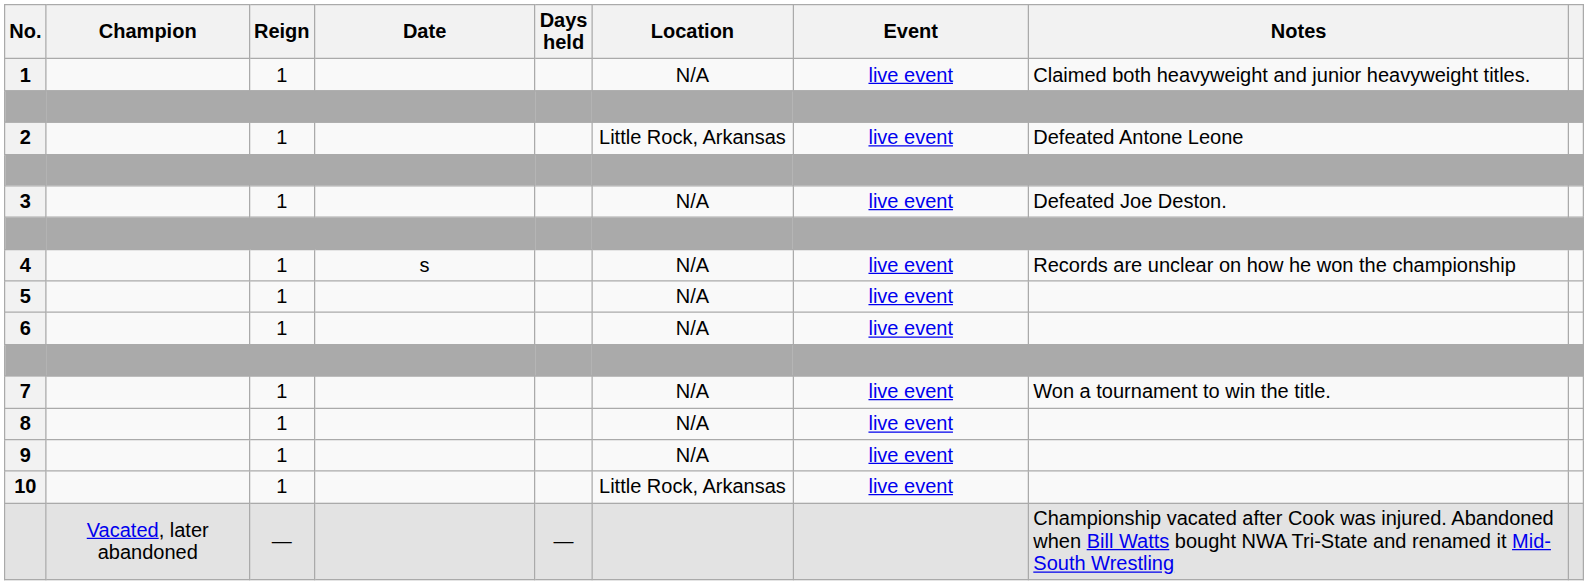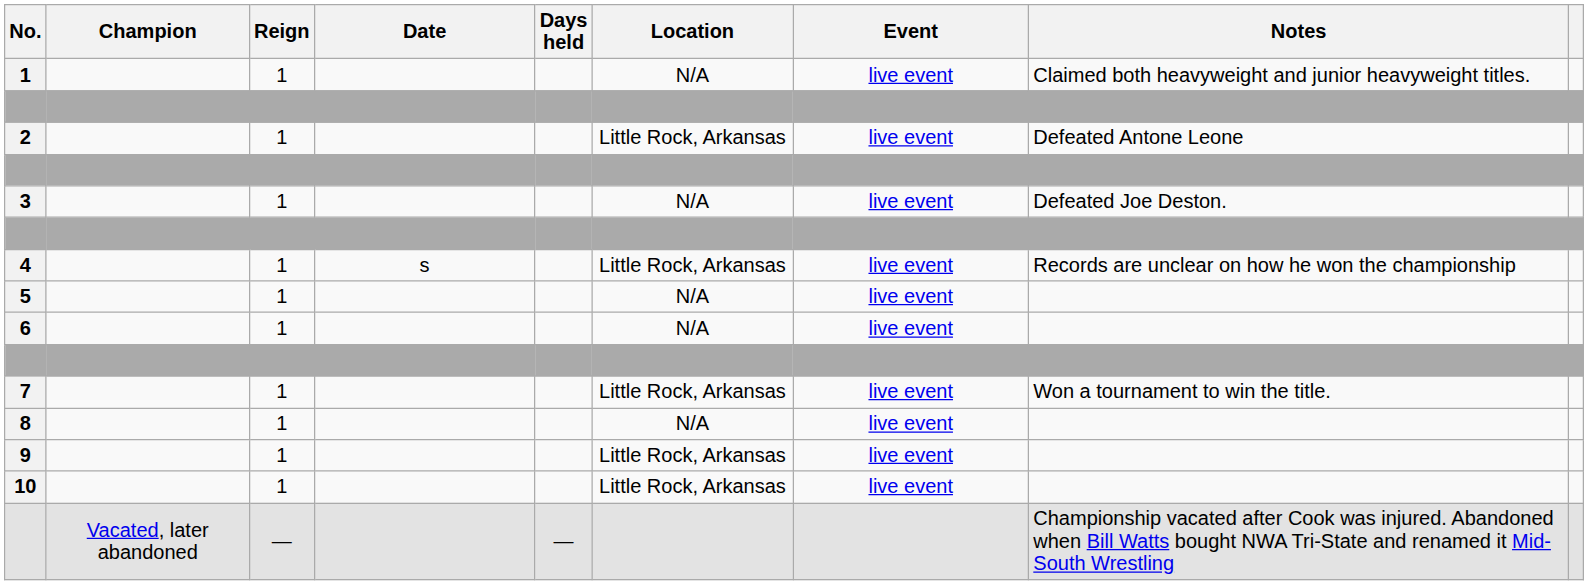(692, 264) N/A -> (692, 264) Little Rock, Arkansas
(692, 391) N/A -> (692, 391) Little Rock, Arkansas
(692, 455) N/A -> (692, 455) Little Rock, Arkansas
